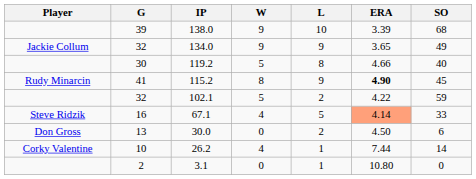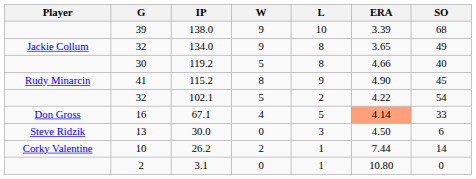(321, 47) 9 -> (321, 47) 8
(381, 81) bold -> (381, 81) normal
(441, 98) 59 -> (441, 98) 54
(58, 115) Steve Ridzik -> (58, 115) Don Gross
(58, 132) Don Gross -> (58, 132) Steve Ridzik
(321, 132) 2 -> (321, 132) 3
(261, 149) 4 -> (261, 149) 2
